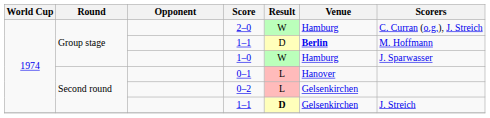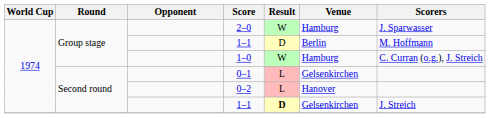(431, 27) C. Curran (o.g.), J. Streich -> (406, 27) J. Sparwasser
(315, 43) bold -> (314, 43) normal
(406, 58) J. Sparwasser -> (431, 58) C. Curran (o.g.), J. Streich
(318, 74) Hanover -> (330, 74) Gelsenkirchen
(330, 89) Gelsenkirchen -> (318, 89) Hanover
